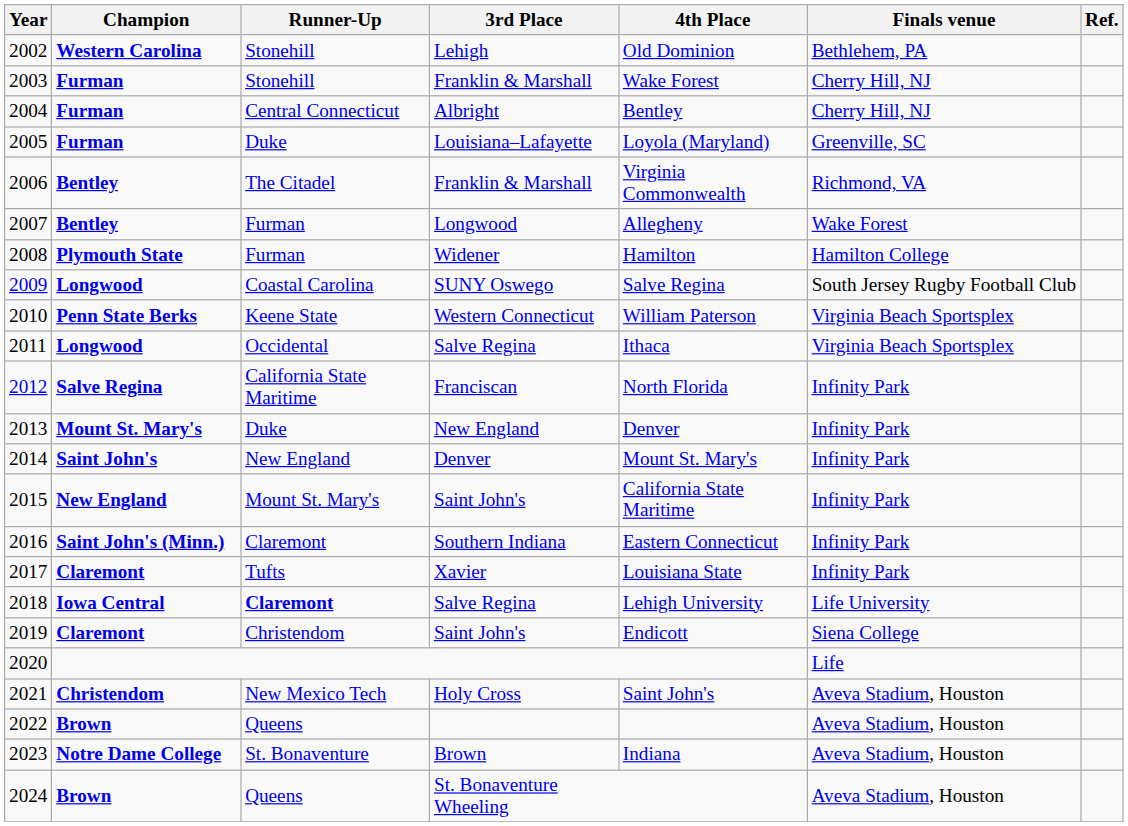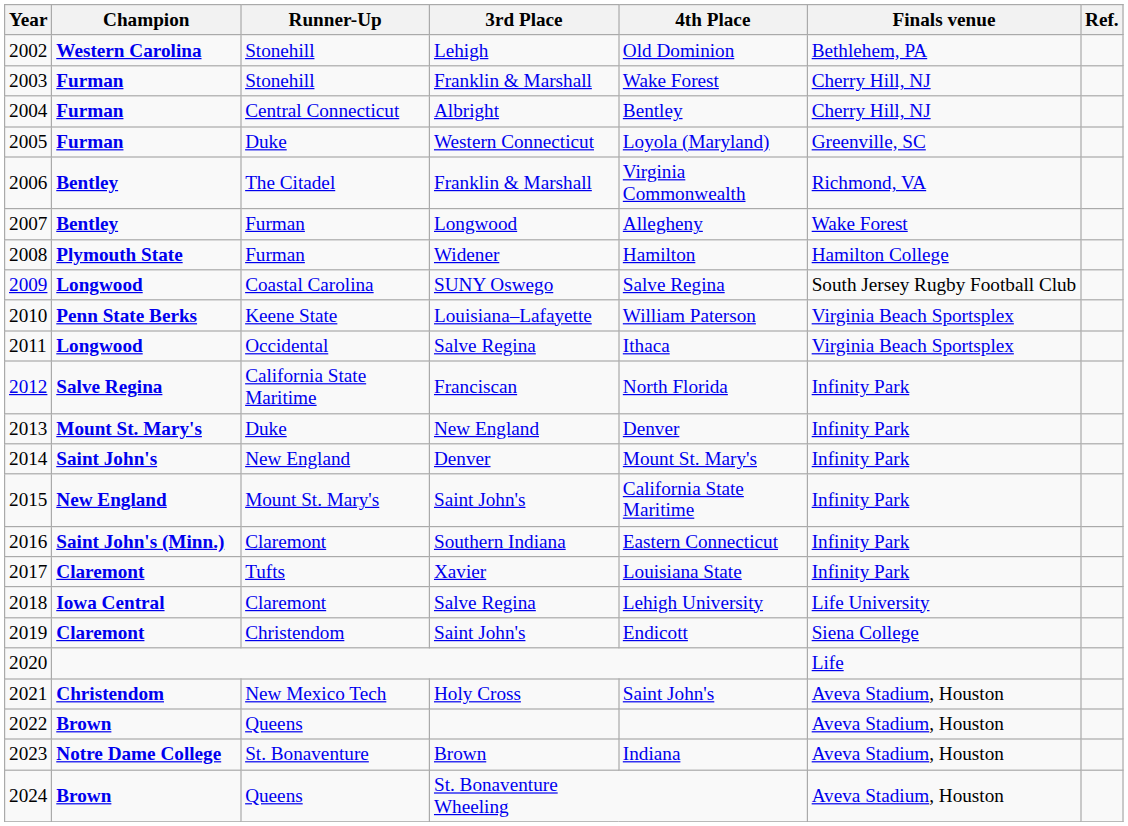(513, 141) Louisiana–Lafayette -> (514, 141) Western Connecticut
(514, 315) Western Connecticut -> (513, 315) Louisiana–Lafayette
(289, 602) bold -> (286, 602) normal
